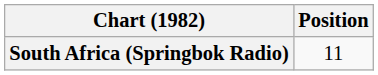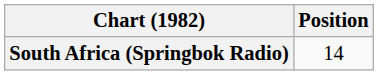(333, 53) 11 -> (333, 53) 14
